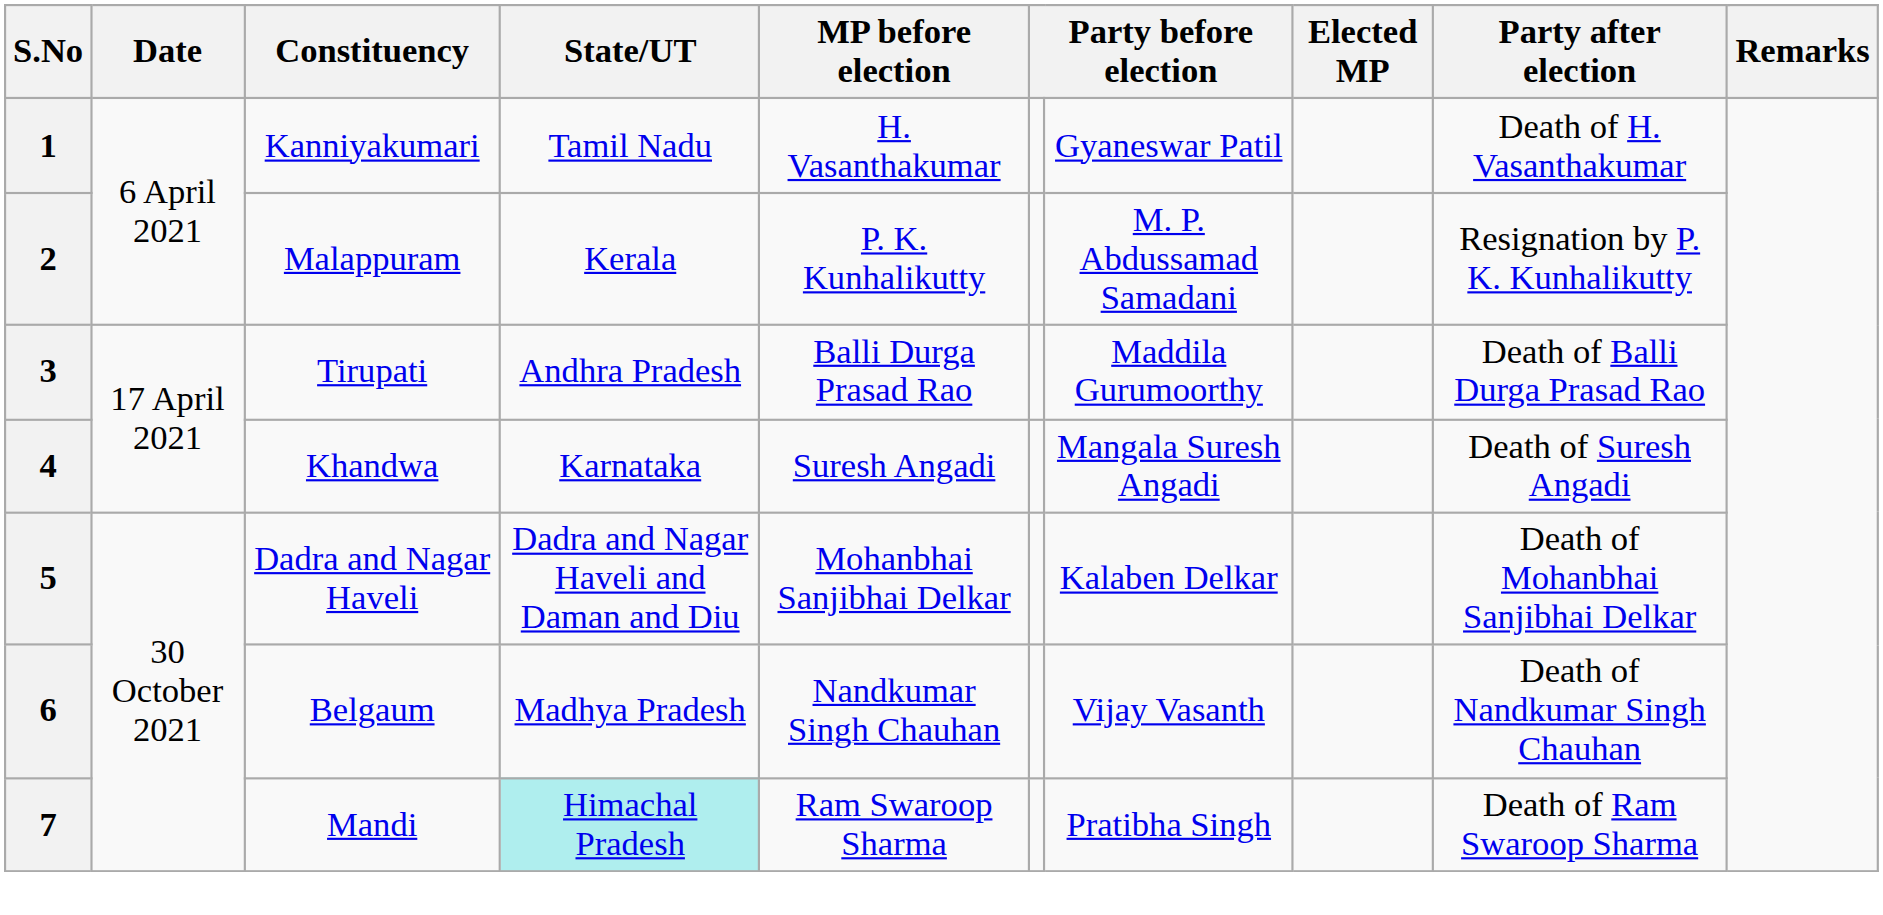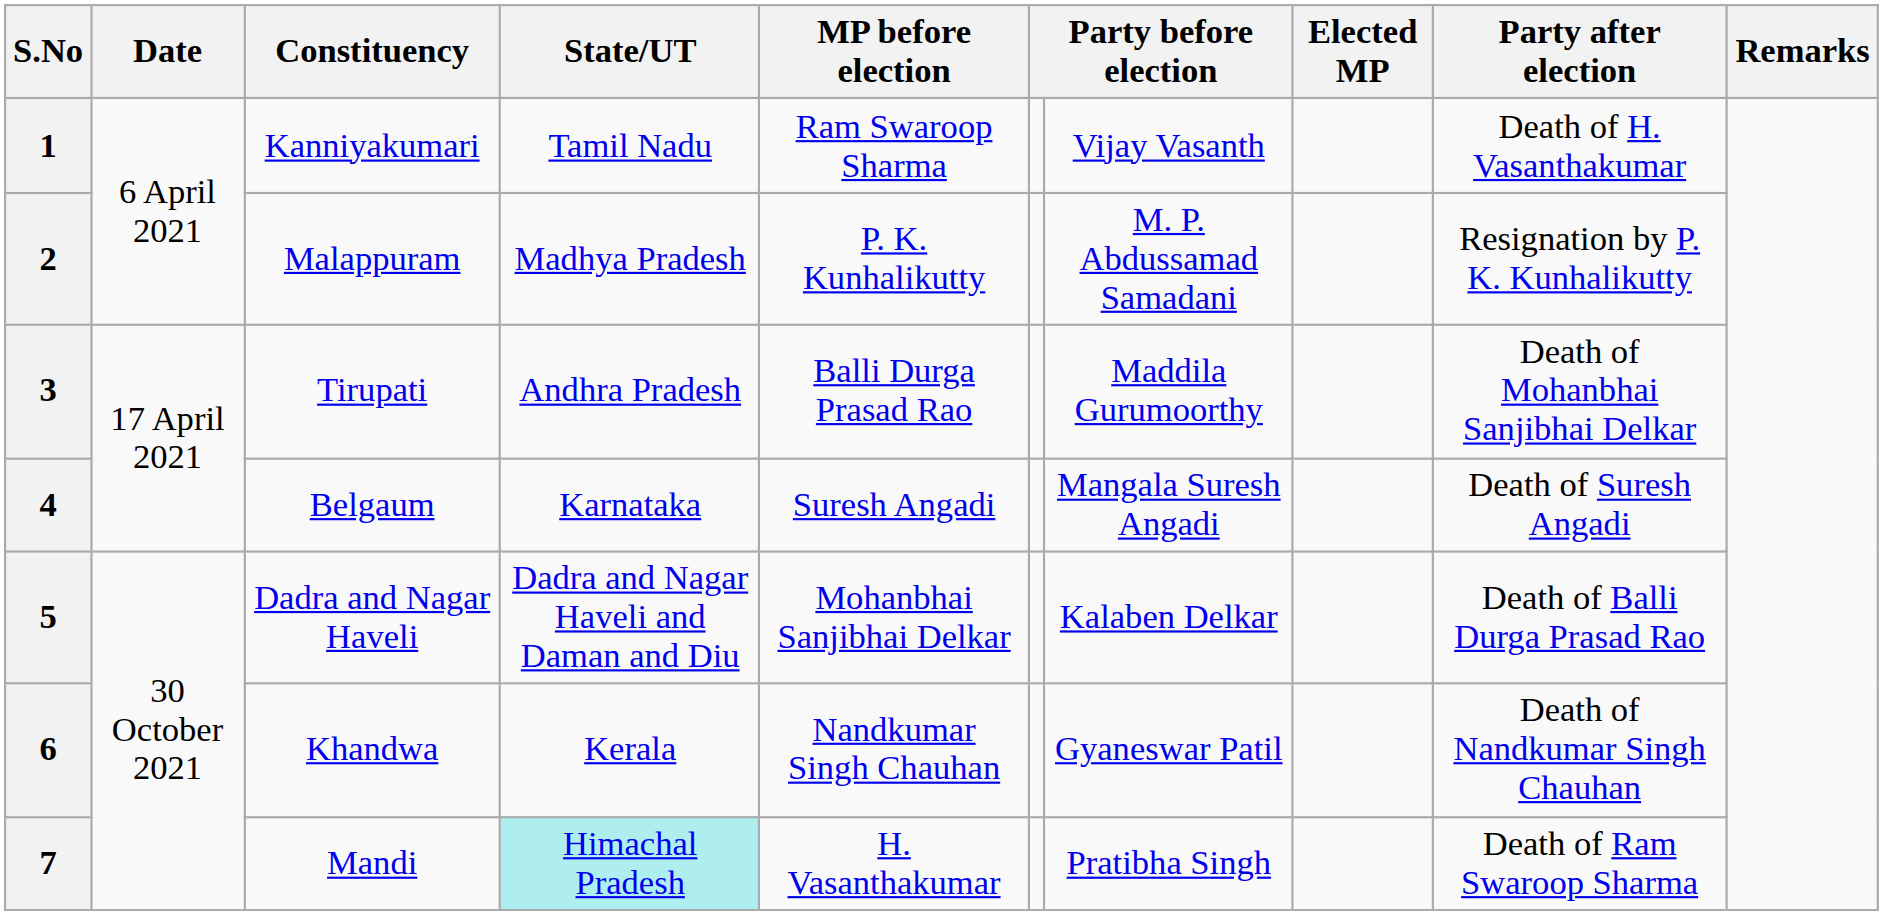(894, 145) H. Vasanthakumar -> (894, 145) Ram Swaroop Sharma
(1169, 145) Gyaneswar Patil -> (1169, 145) Vijay Vasanth
(630, 258) Kerala -> (630, 258) Madhya Pradesh
(1580, 371) Death of Balli Durga Prasad Rao -> (1580, 390) Death of Mohanbhai Sanjibhai Delkar
(372, 464) Khandwa -> (372, 503) Belgaum
(1580, 578) Death of Mohanbhai Sanjibhai Delkar -> (1580, 616) Death of Balli Durga Prasad Rao
(372, 710) Belgaum -> (372, 749) Khandwa
(630, 710) Madhya Pradesh -> (630, 749) Kerala
(1169, 710) Vijay Vasanth -> (1169, 749) Gyaneswar Patil
(894, 823) Ram Swaroop Sharma -> (894, 862) H. Vasanthakumar
